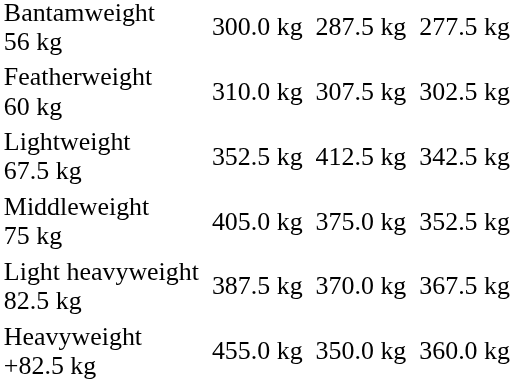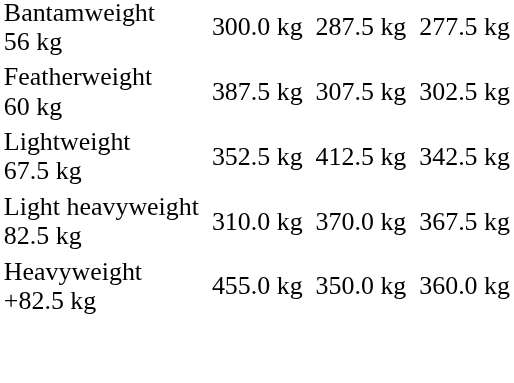(257, 91) 310.0 kg -> (257, 91) 387.5 kg
- row: (77, 221)
(257, 285) 387.5 kg -> (257, 221) 310.0 kg
